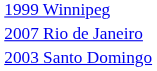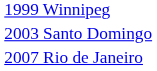rows swapped: (78, 57) <-> (74, 33)
